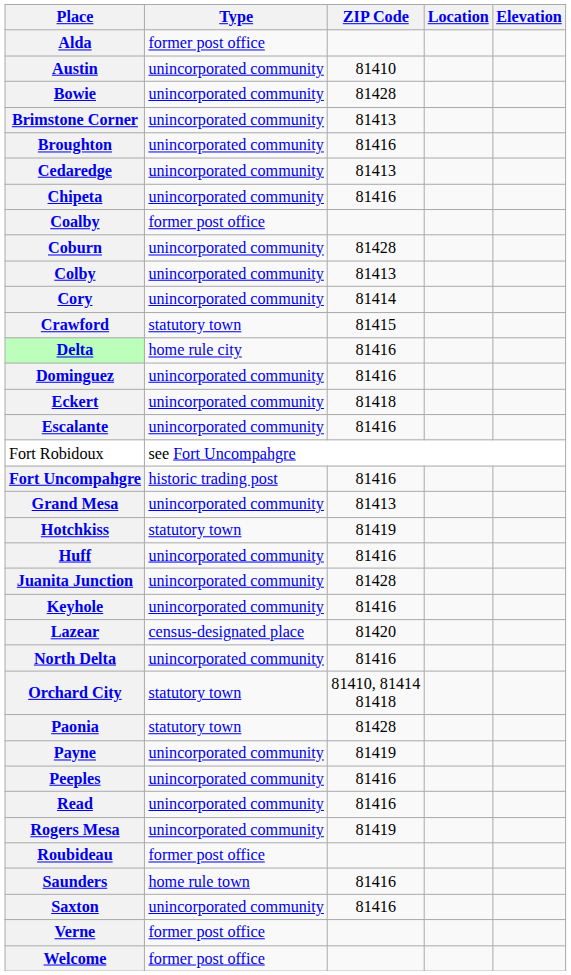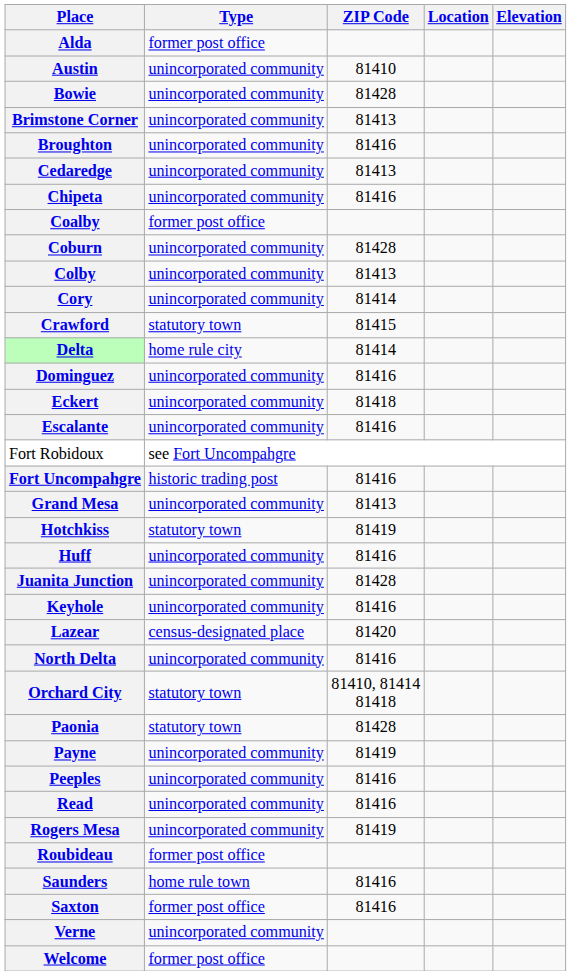(376, 350) 81416 -> (376, 350) 81414
(236, 906) unincorporated community -> (207, 906) former post office
(207, 932) former post office -> (236, 932) unincorporated community
